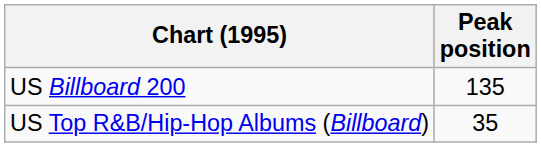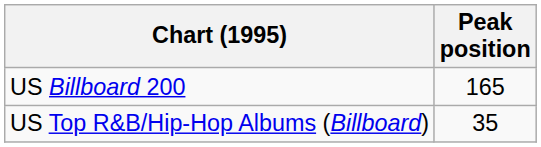(485, 86) 135 -> (485, 86) 165
